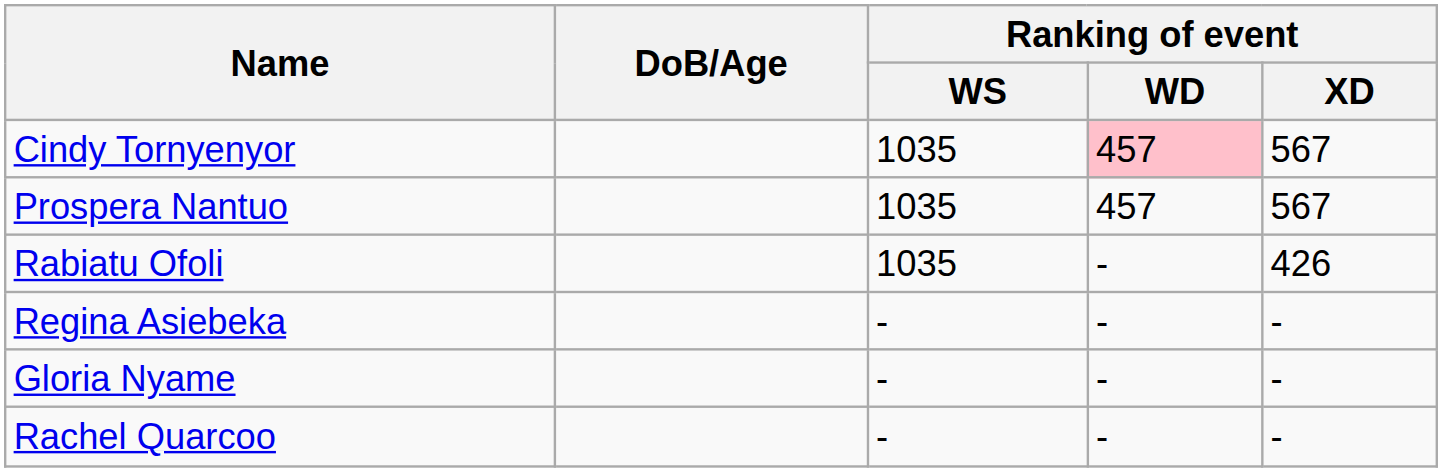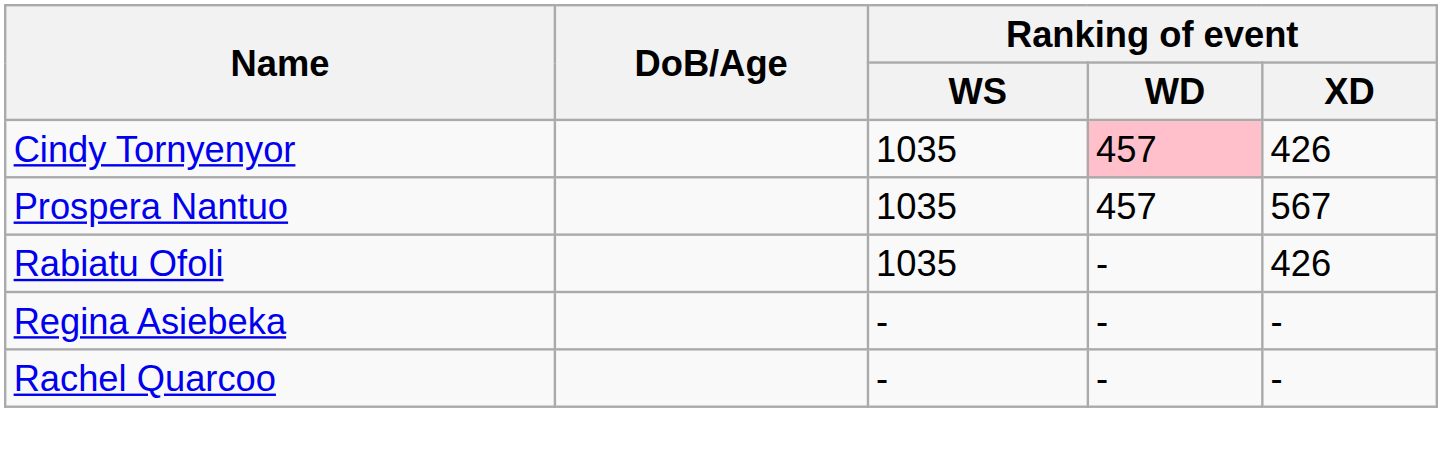(1301, 149) 567 -> (1301, 149) 426
- row: (125, 379)
